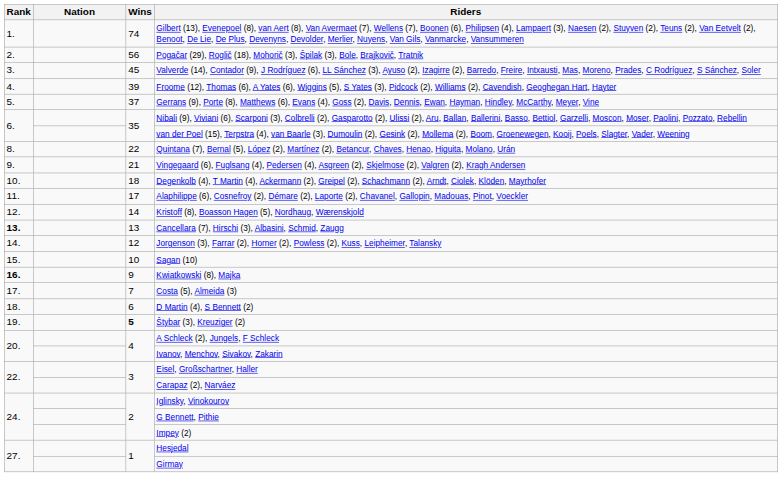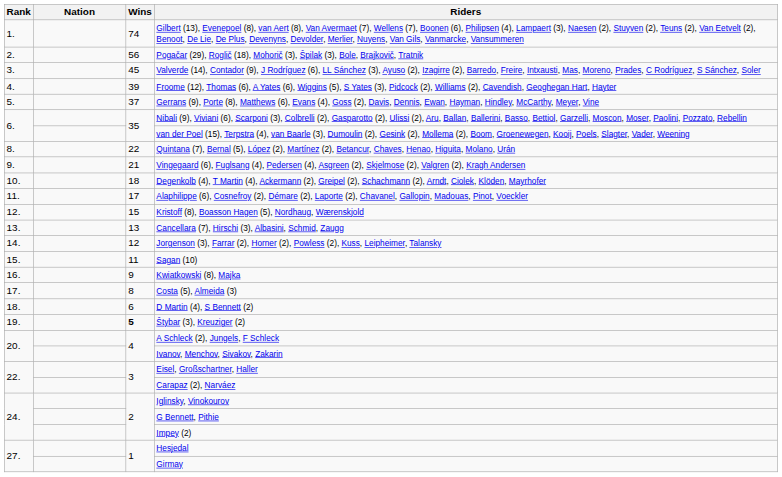(134, 212) 14 -> (134, 212) 15
(13, 228) bold -> (13, 228) normal
(134, 259) 10 -> (133, 259) 11
(13, 275) bold -> (13, 275) normal
(131, 290) 7 -> (131, 290) 8
